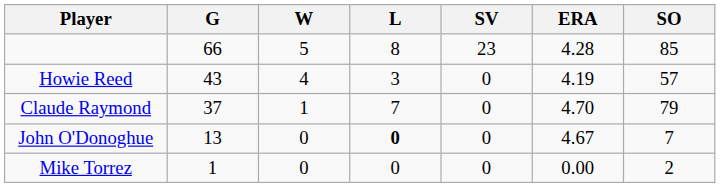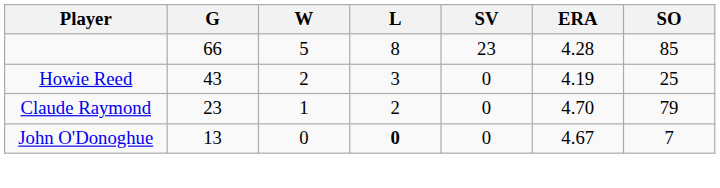(304, 78) 4 -> (304, 78) 2
(669, 78) 57 -> (669, 78) 25
(213, 108) 37 -> (213, 108) 23
(395, 108) 7 -> (395, 108) 2
- row: (86, 167)
